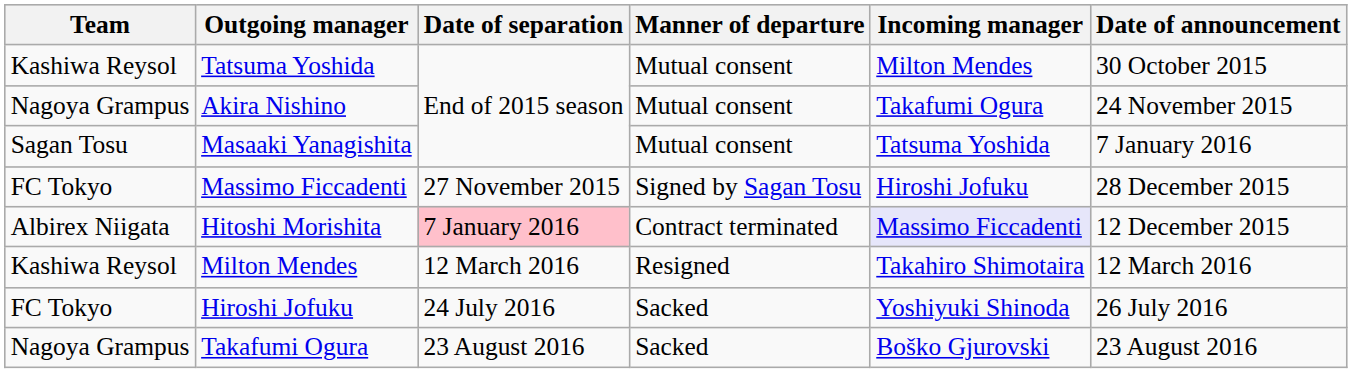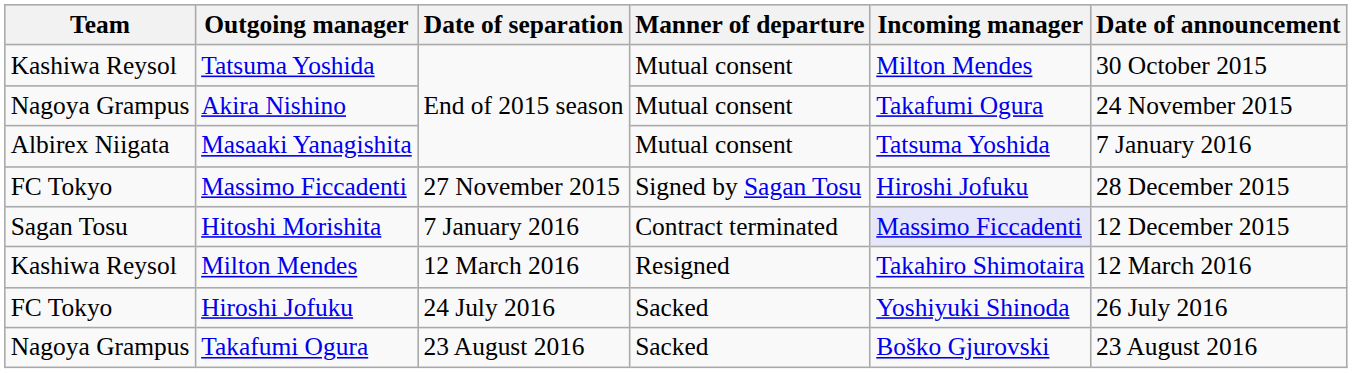(69, 145) Sagan Tosu -> (90, 145) Albirex Niigata
(90, 226) Albirex Niigata -> (69, 226) Sagan Tosu
(501, 226) pink background -> (501, 226) no background
